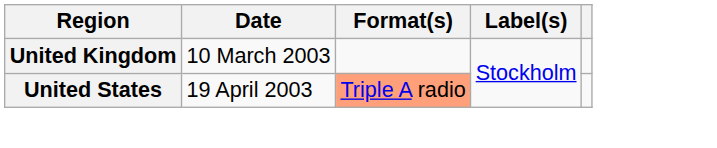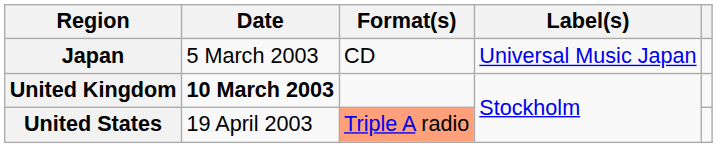+ row: (93, 55)
(258, 55) normal -> (260, 90) bold
